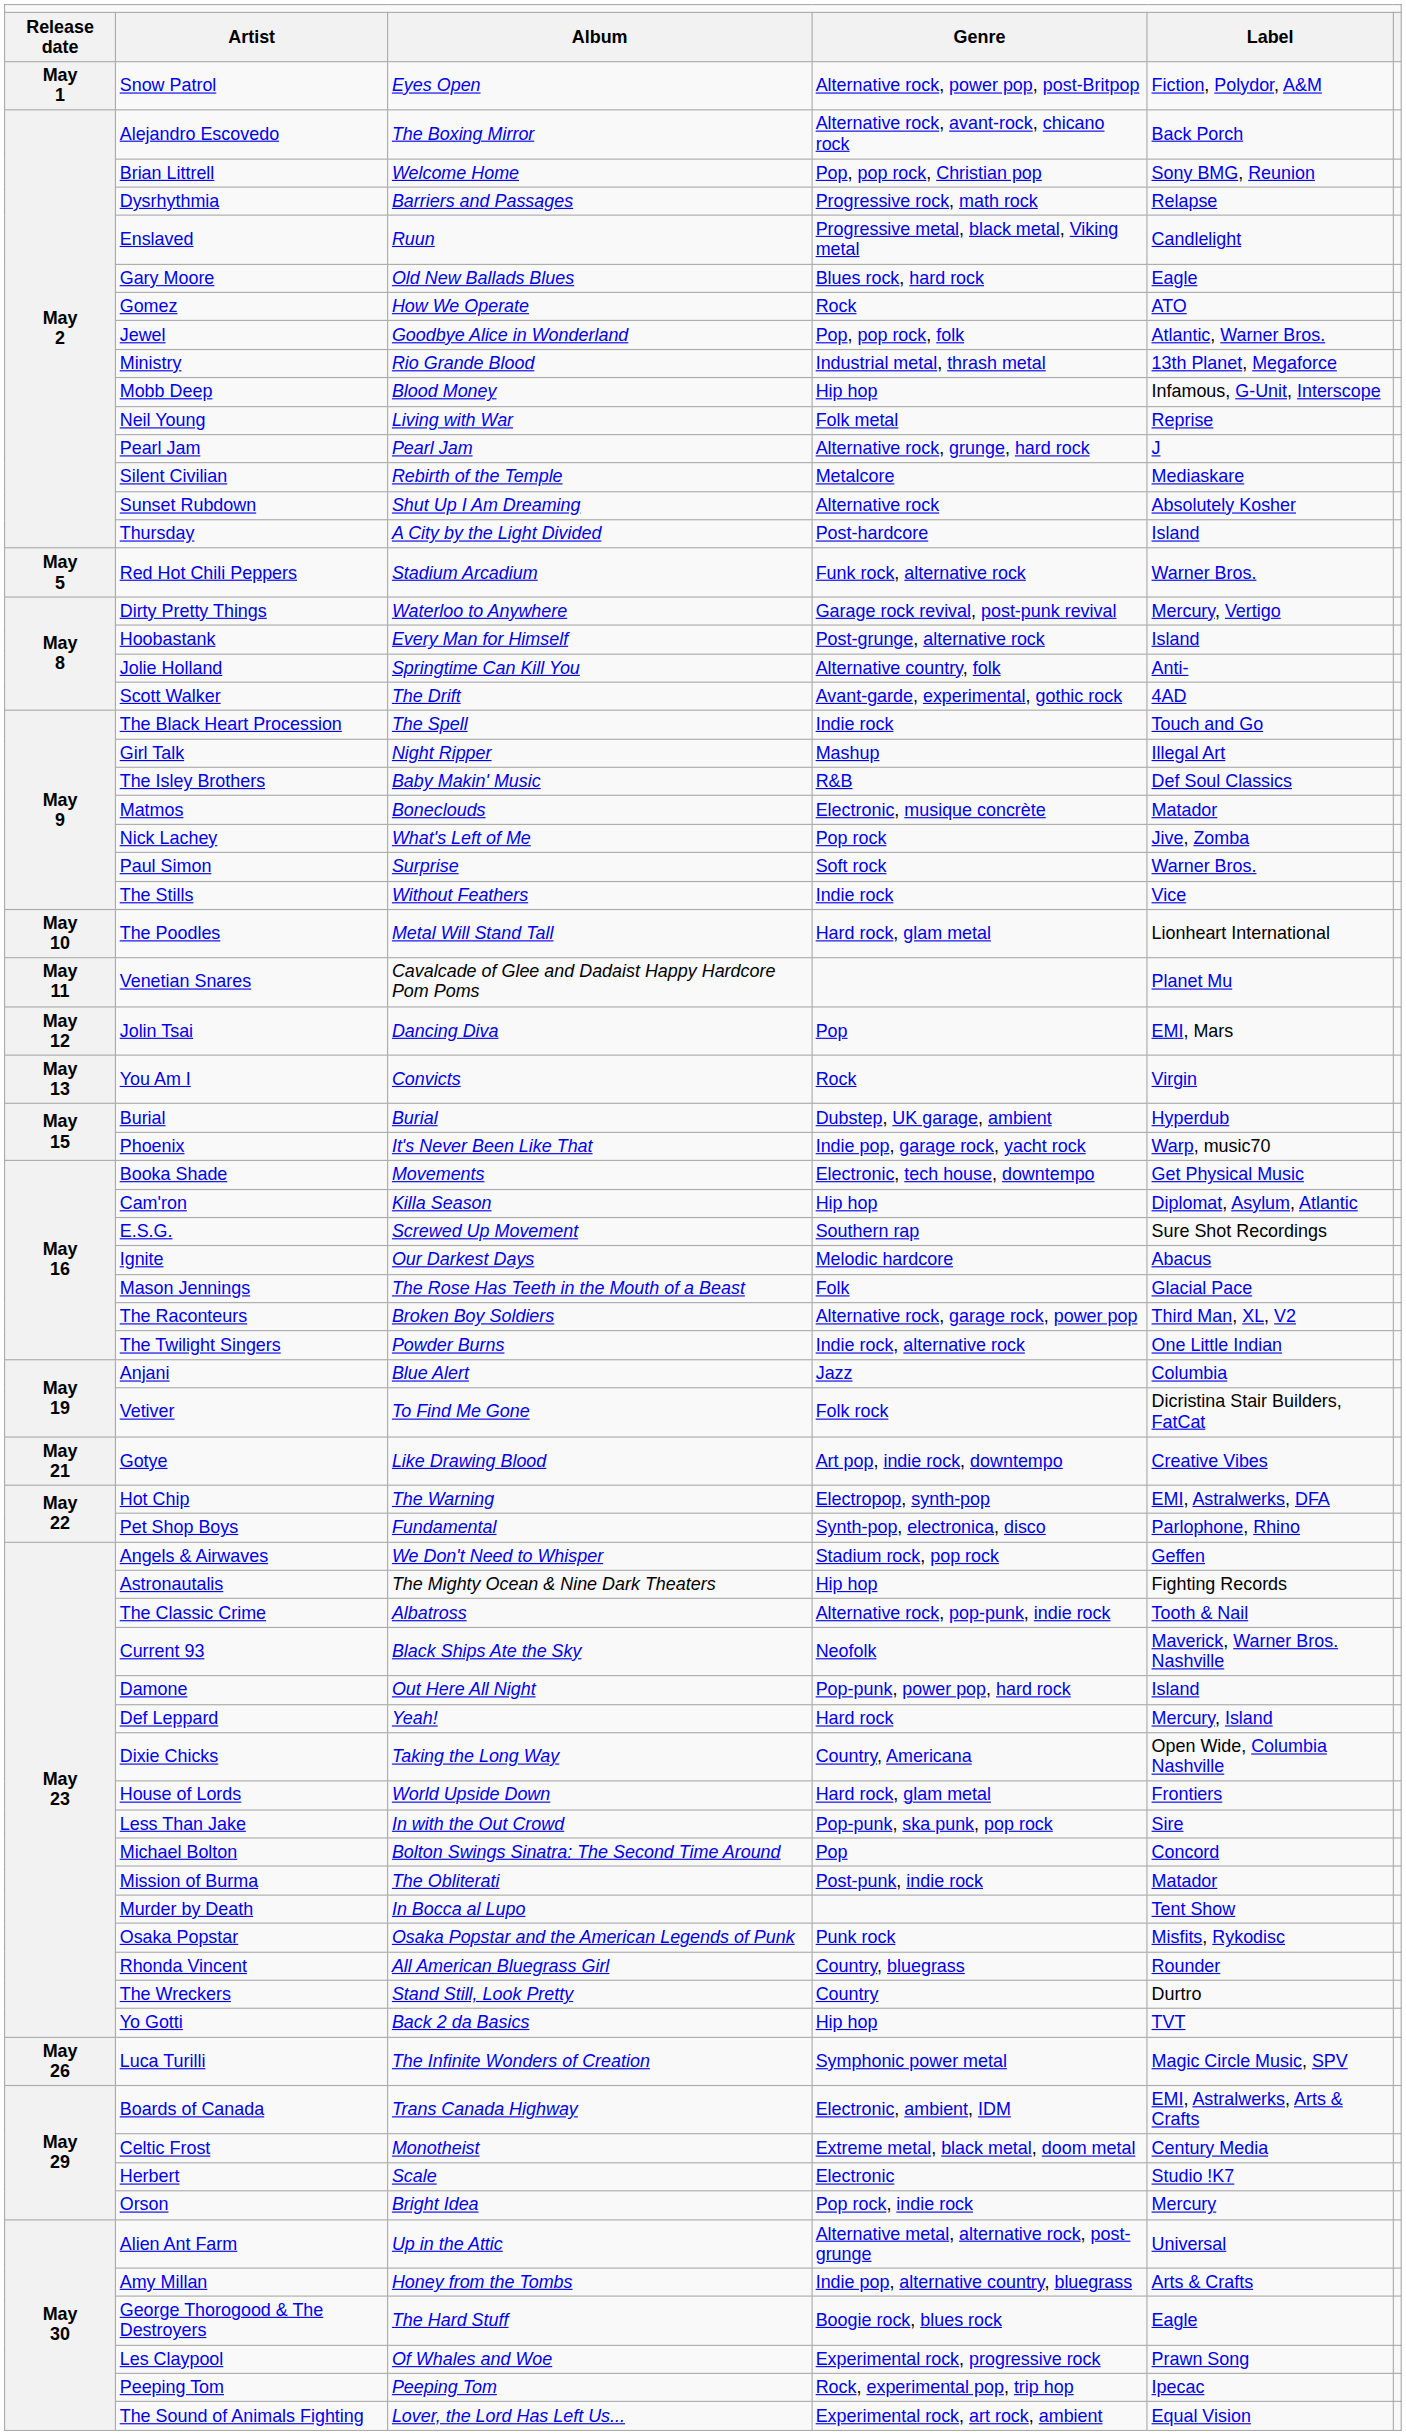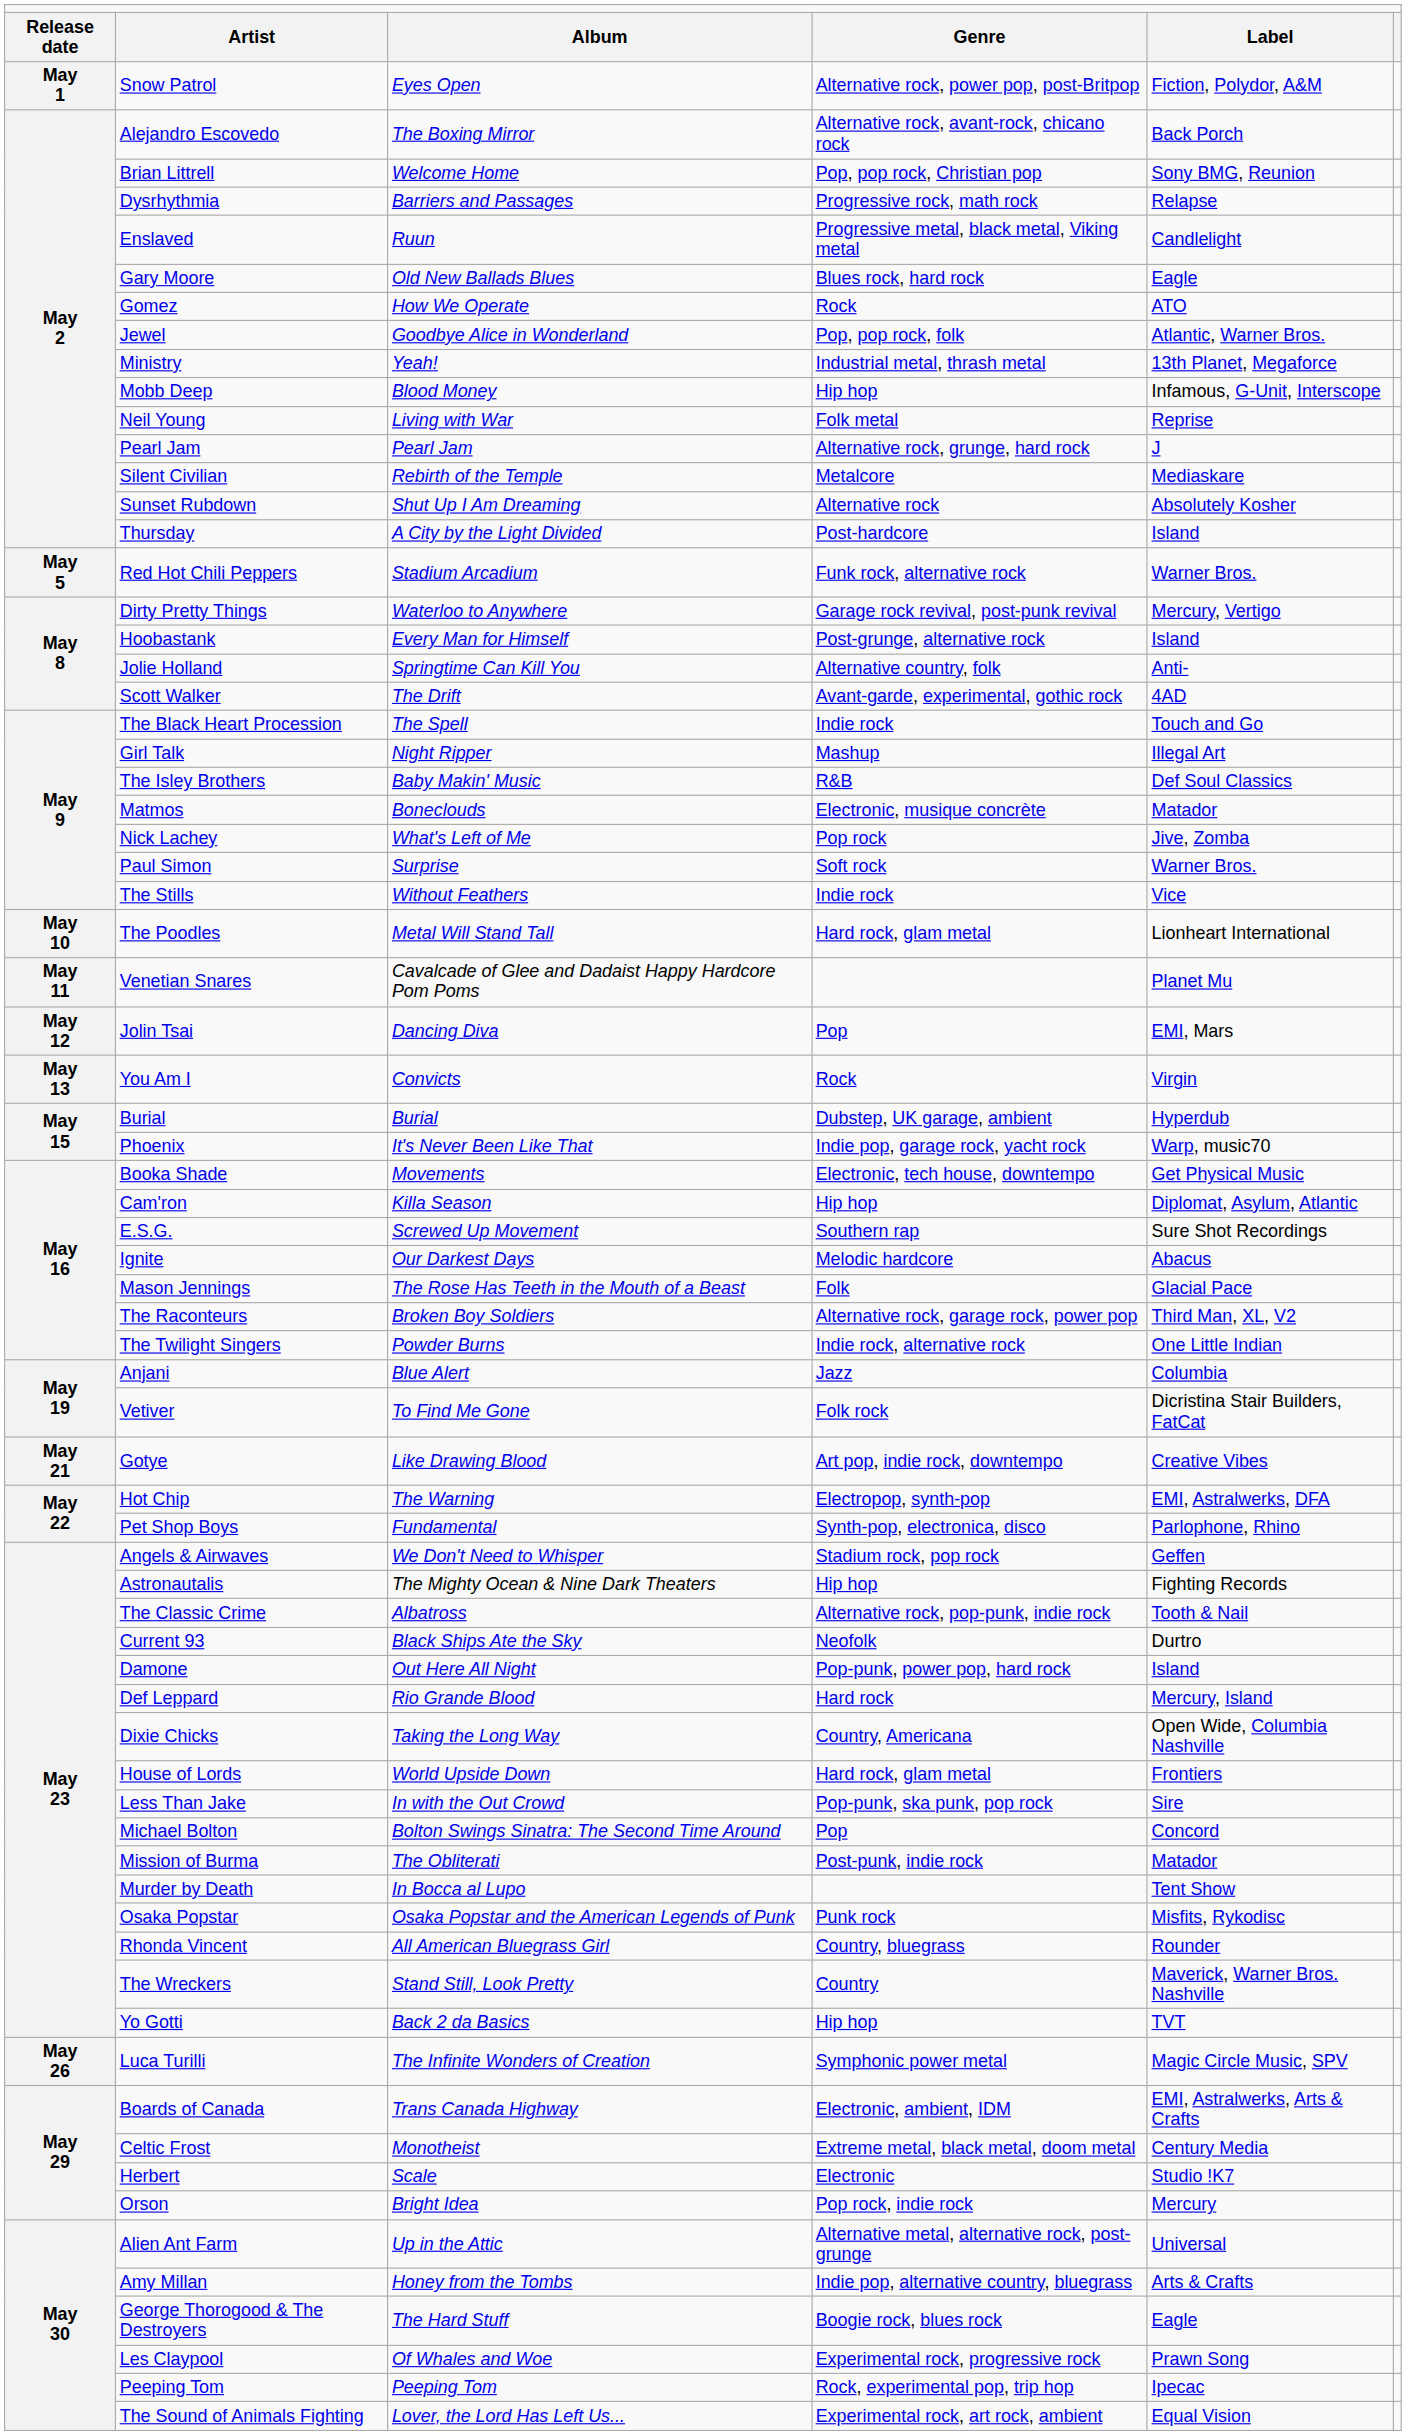(463, 363) Rio Grande Blood -> (415, 363) Yeah!
(1245, 1651) Maverick, Warner Bros. Nashville -> (1176, 1641) Durtro
(415, 1718) Yeah! -> (463, 1698) Rio Grande Blood
(1176, 1994) Durtro -> (1245, 1984) Maverick, Warner Bros. Nashville
